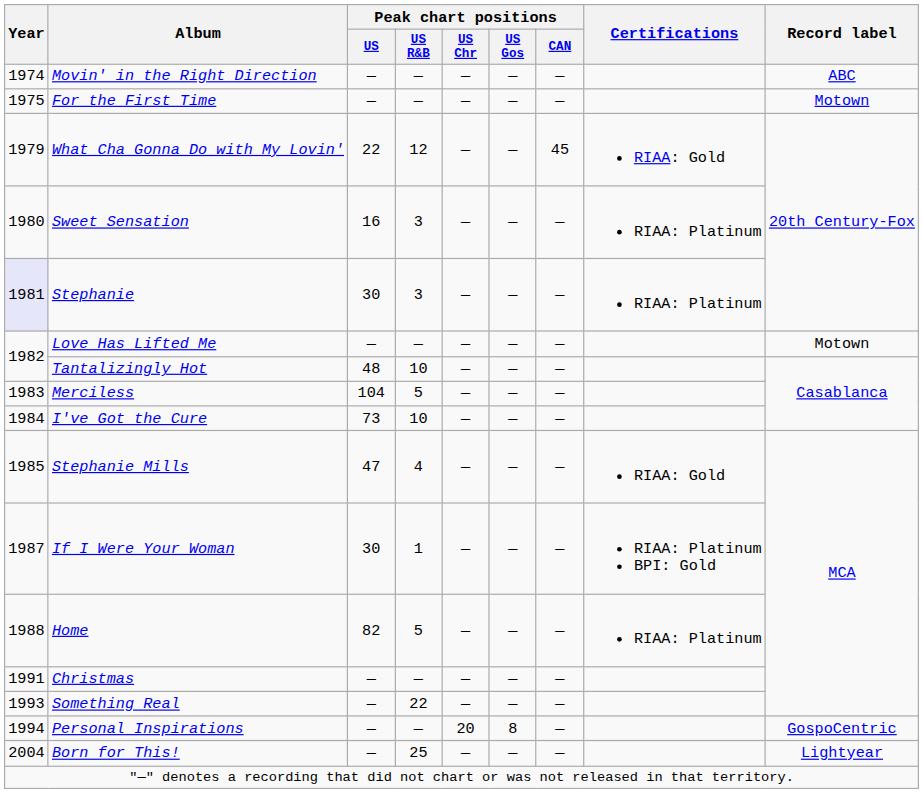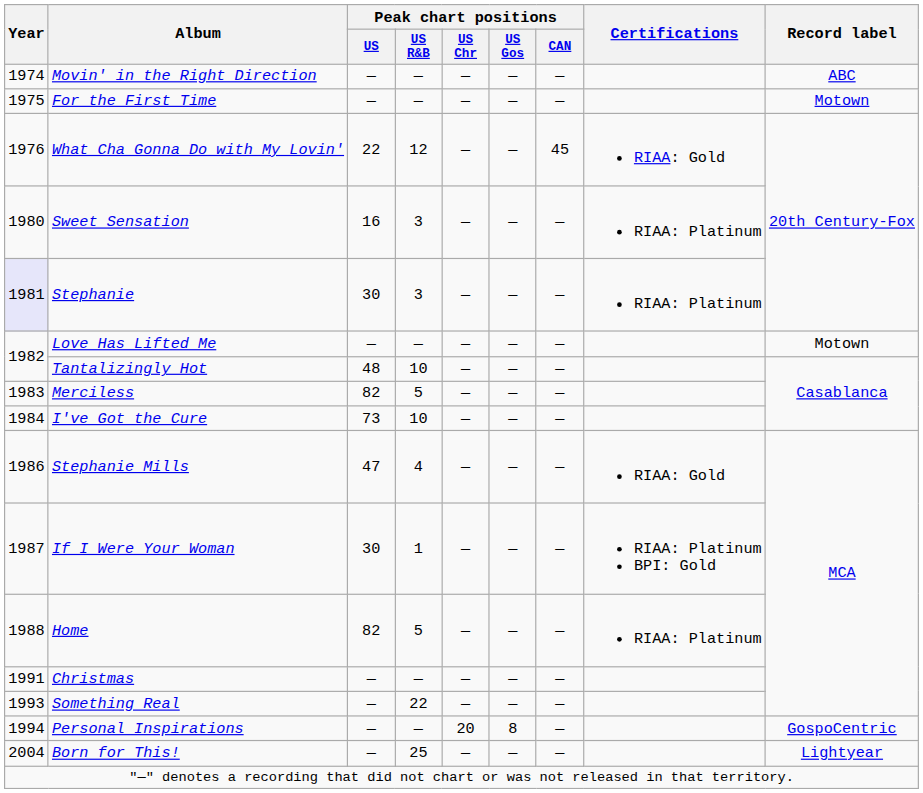(26, 150) 1979 -> (26, 150) 1976
(371, 394) 104 -> (371, 394) 82
(26, 467) 1985 -> (26, 467) 1986
